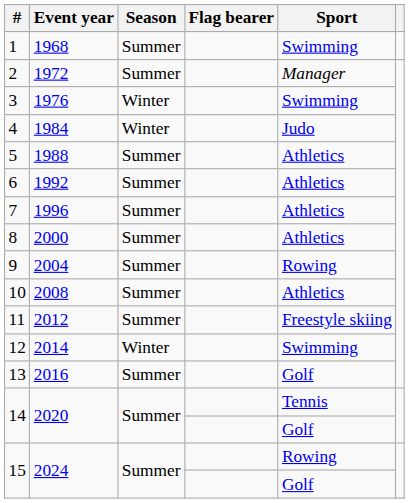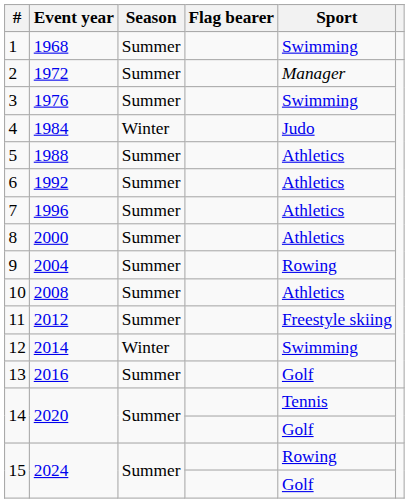(146, 100) Winter -> (151, 100) Summer
